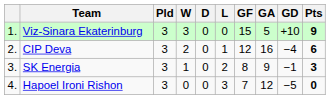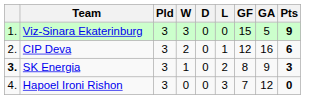- column: (290, 13)
(12, 67) normal -> (12, 67) bold
